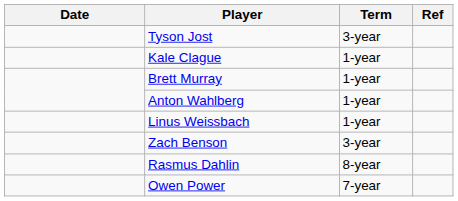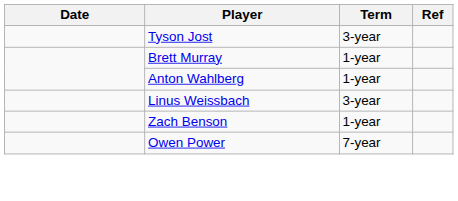- row: (185, 57)
(362, 121) 1-year -> (362, 100) 3-year
(362, 143) 3-year -> (362, 121) 1-year
- row: (194, 164)
